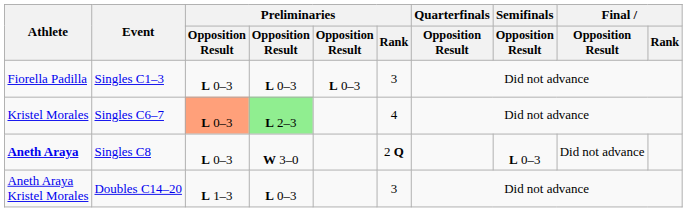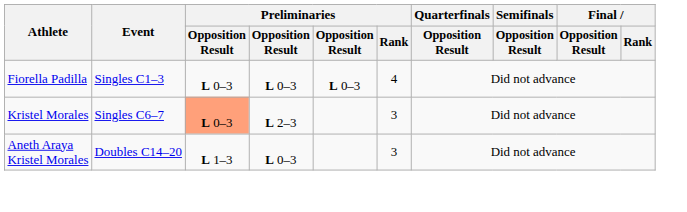(394, 79) 3 -> (394, 79) 4
(281, 123) lightgreen background -> (281, 123) no background
(394, 115) 4 -> (394, 115) 3
- row: (43, 152)
